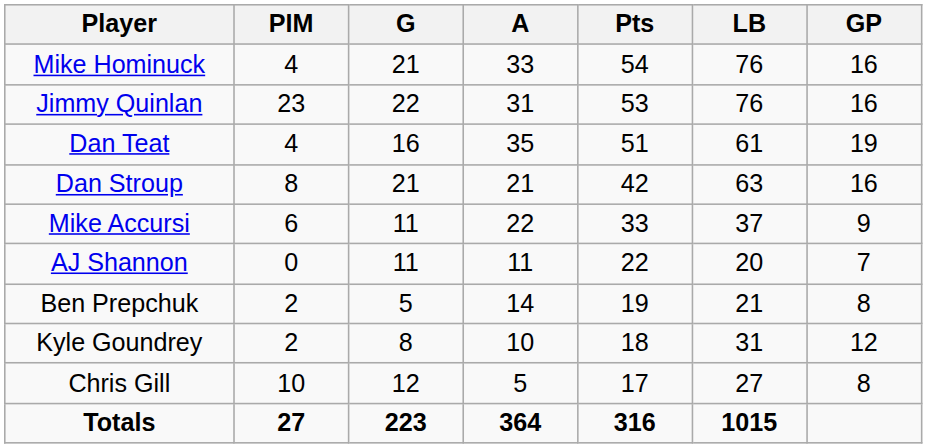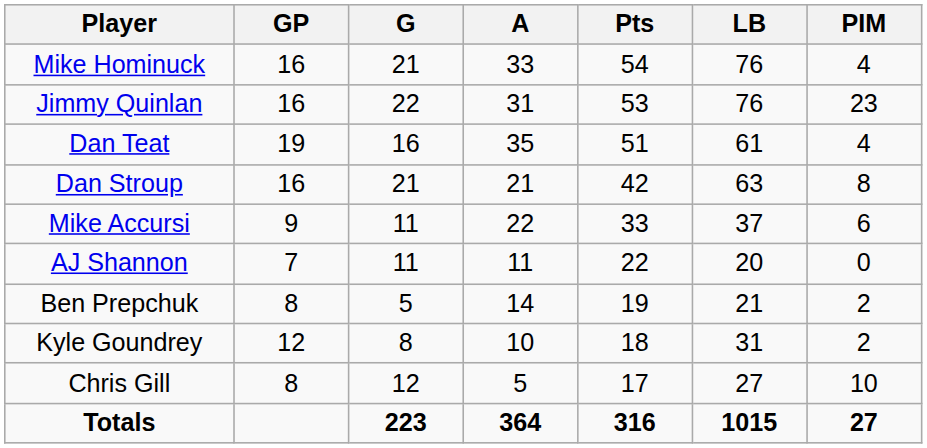columns swapped: (864, 24) <-> (291, 24)
